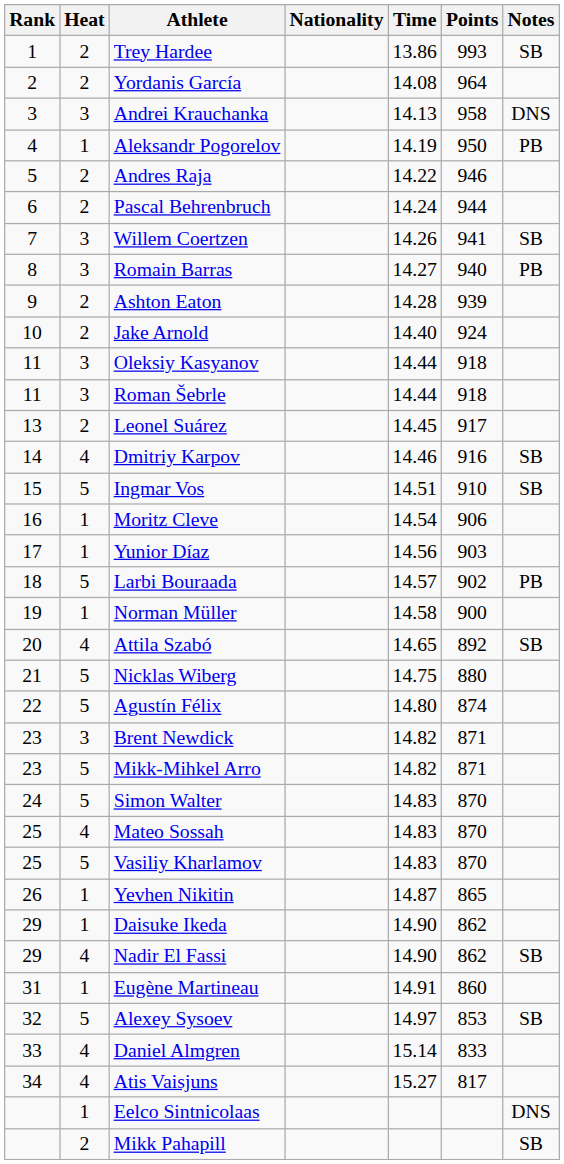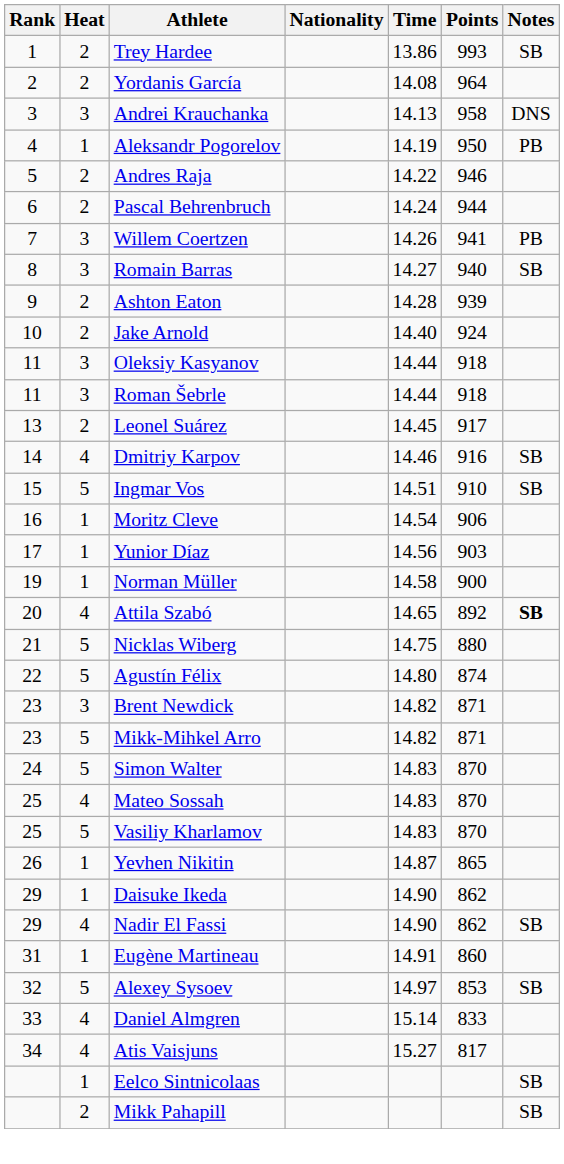(531, 238) SB -> (531, 238) PB
(531, 269) PB -> (531, 269) SB
- row: (175, 581)
(531, 644) normal -> (531, 613) bold
(531, 1112) DNS -> (531, 1081) SB
